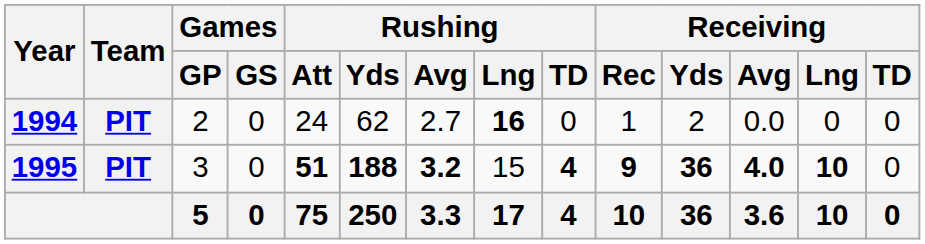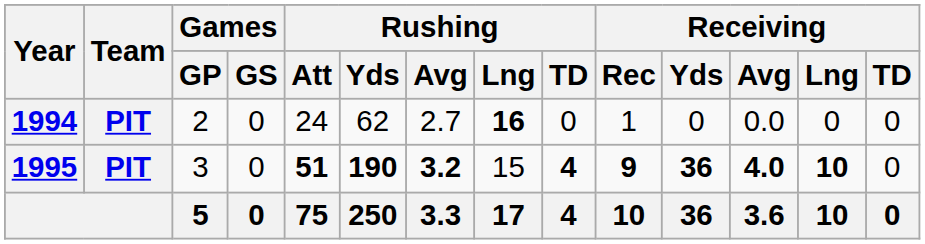(696, 121) 2 -> (696, 121) 0
(373, 167) 188 -> (373, 167) 190
